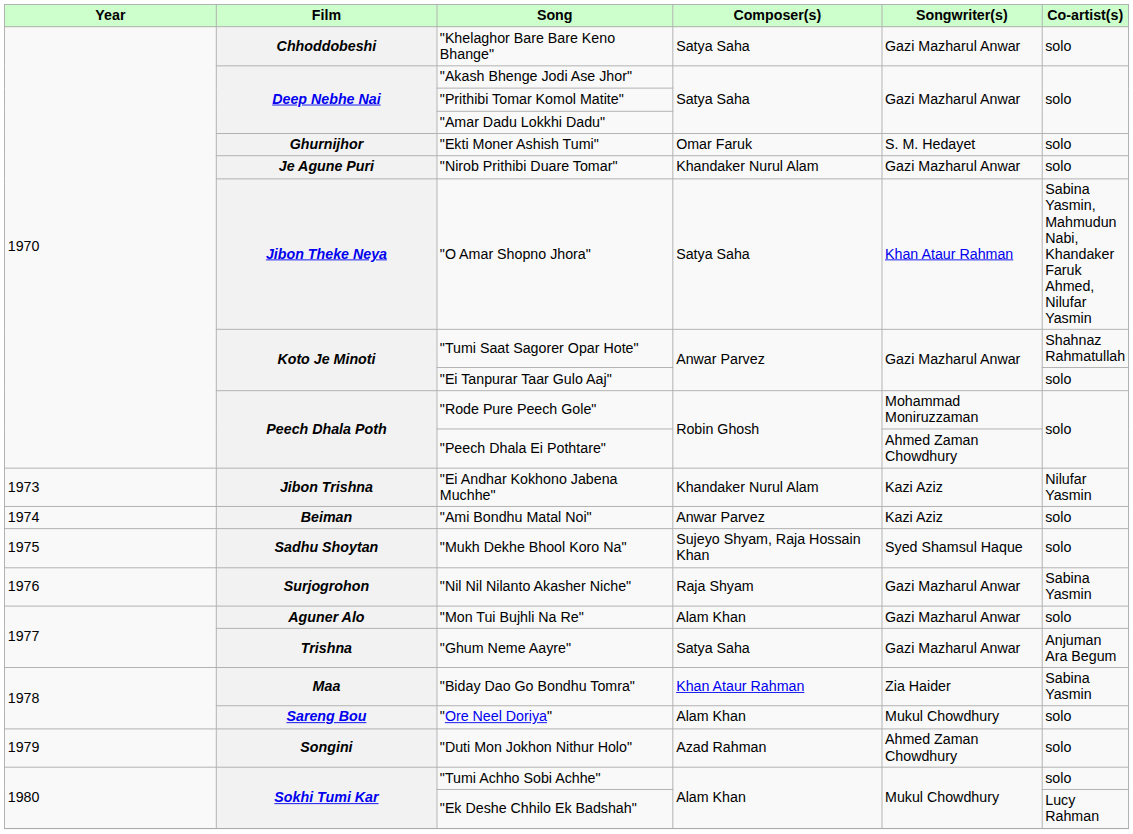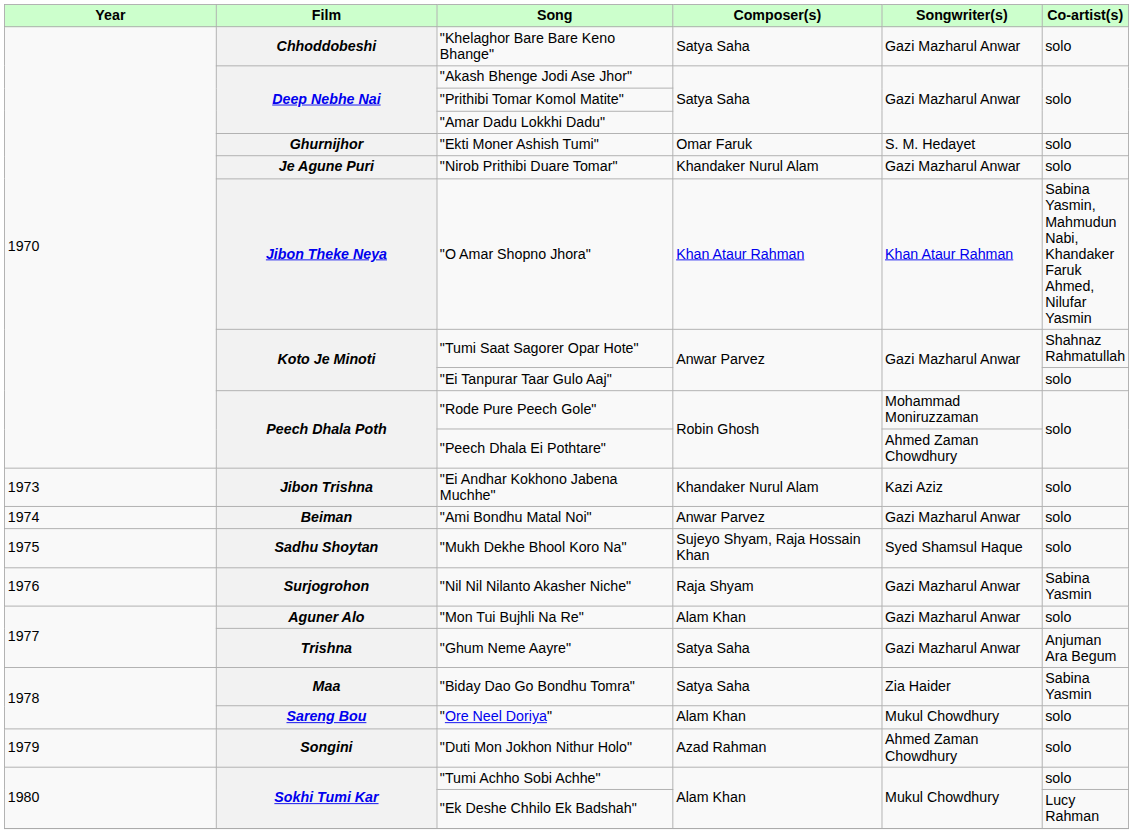(713, 253) Satya Saha -> (740, 253) Khan Ataur Rahman
(1068, 487) Nilufar Yasmin -> (1058, 487) solo
(914, 517) Kazi Aziz -> (953, 517) Gazi Mazharul Anwar
(740, 686) Khan Ataur Rahman -> (713, 686) Satya Saha
